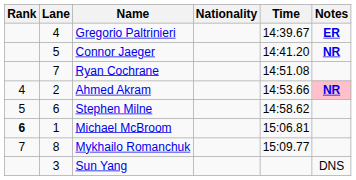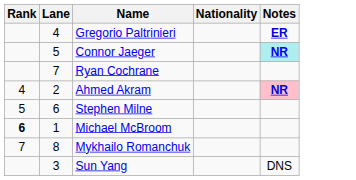- column: (286, 14)
(332, 52) no background -> (279, 52) paleturquoise background
